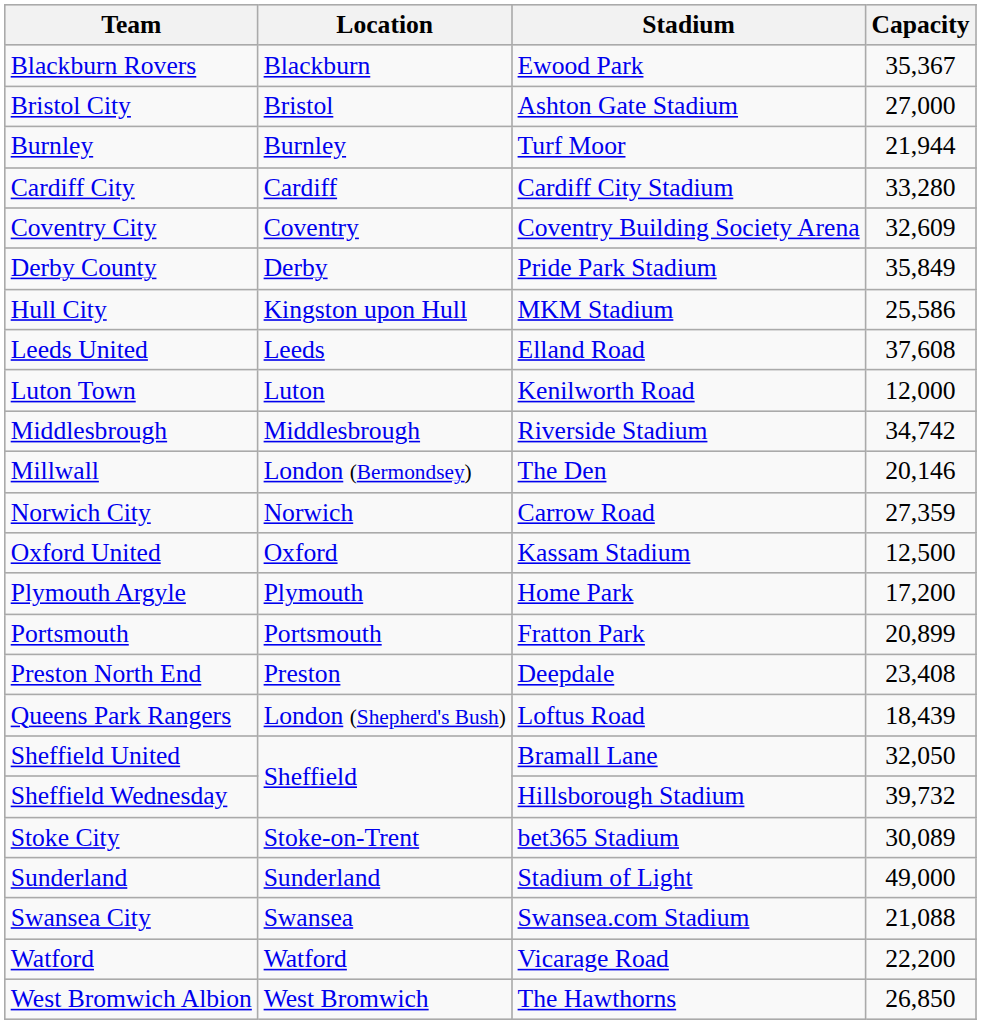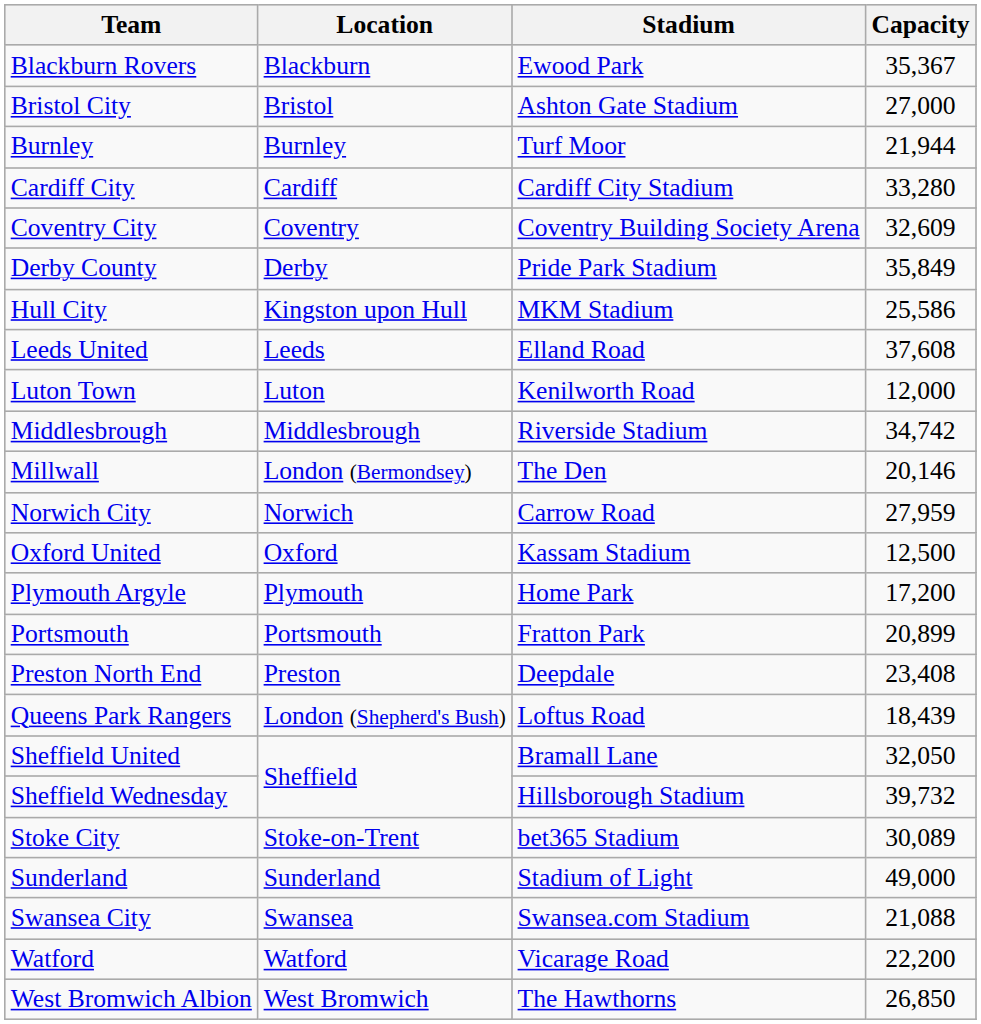(920, 512) 27,359 -> (920, 512) 27,959
